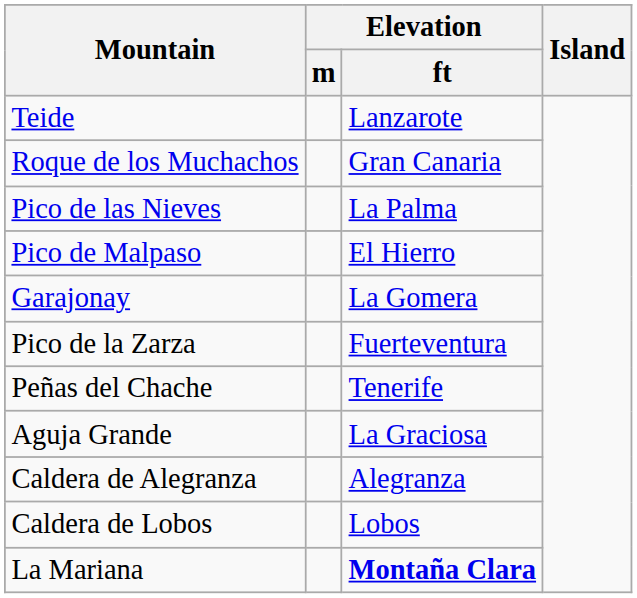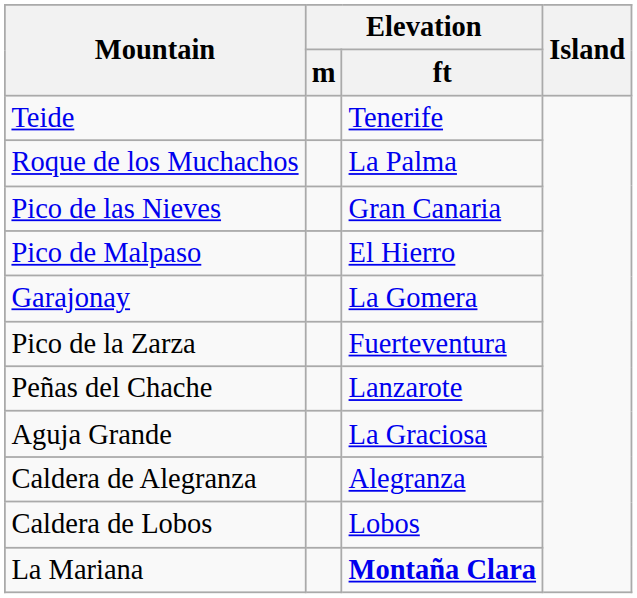(405, 117) Lanzarote -> (396, 117) Tenerife
(425, 162) Gran Canaria -> (403, 162) La Palma
(403, 207) La Palma -> (425, 207) Gran Canaria
(396, 388) Tenerife -> (405, 388) Lanzarote
